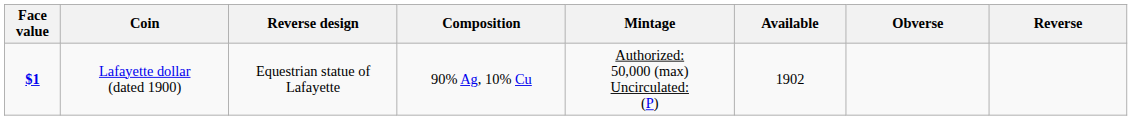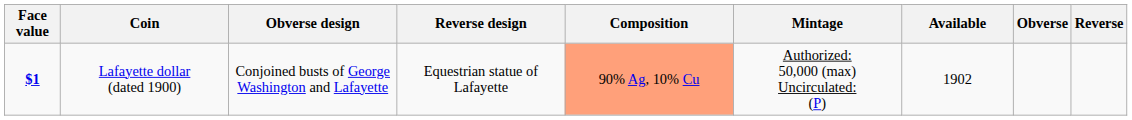+ column: (313, 24)
(481, 79) no background -> (649, 79) lightsalmon background
